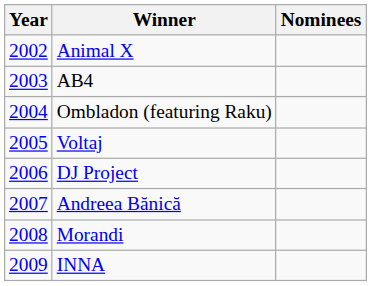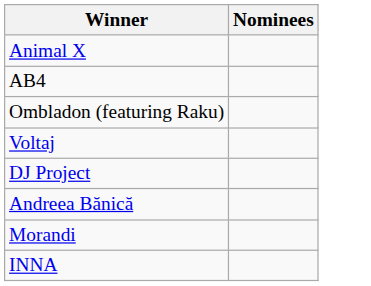- column: (28, 19)
